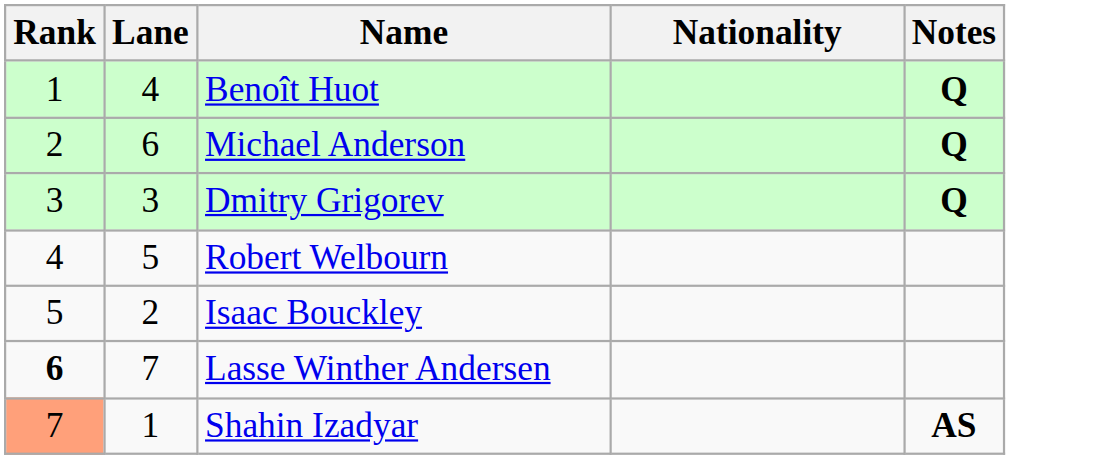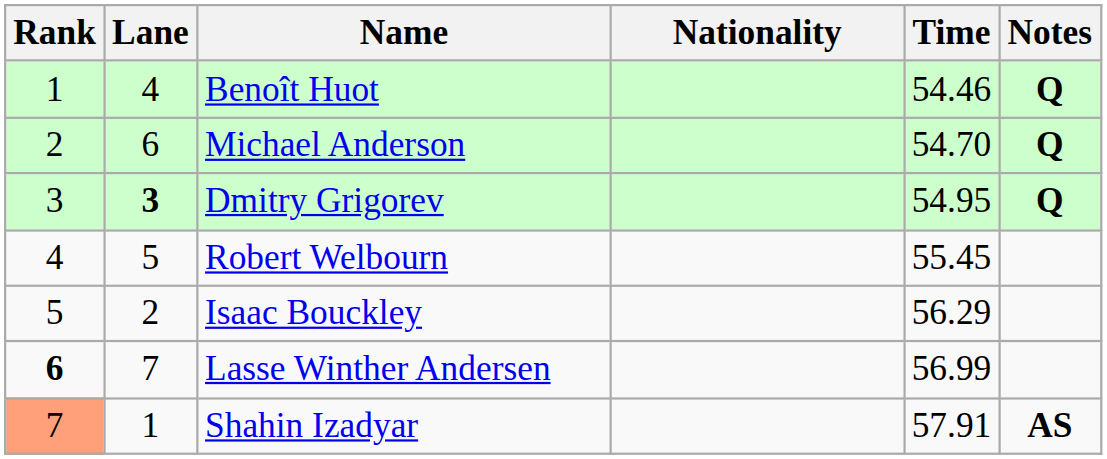+ column: (951, 32)
(150, 200) normal -> (150, 200) bold
